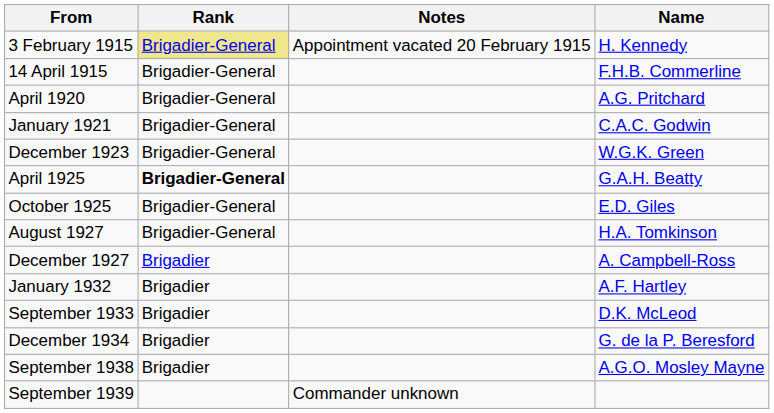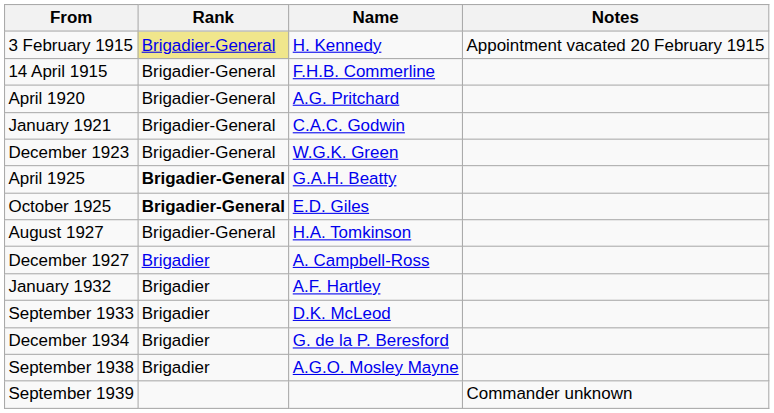columns swapped: (681, 17) <-> (442, 17)
(209, 206) normal -> (213, 206) bold
